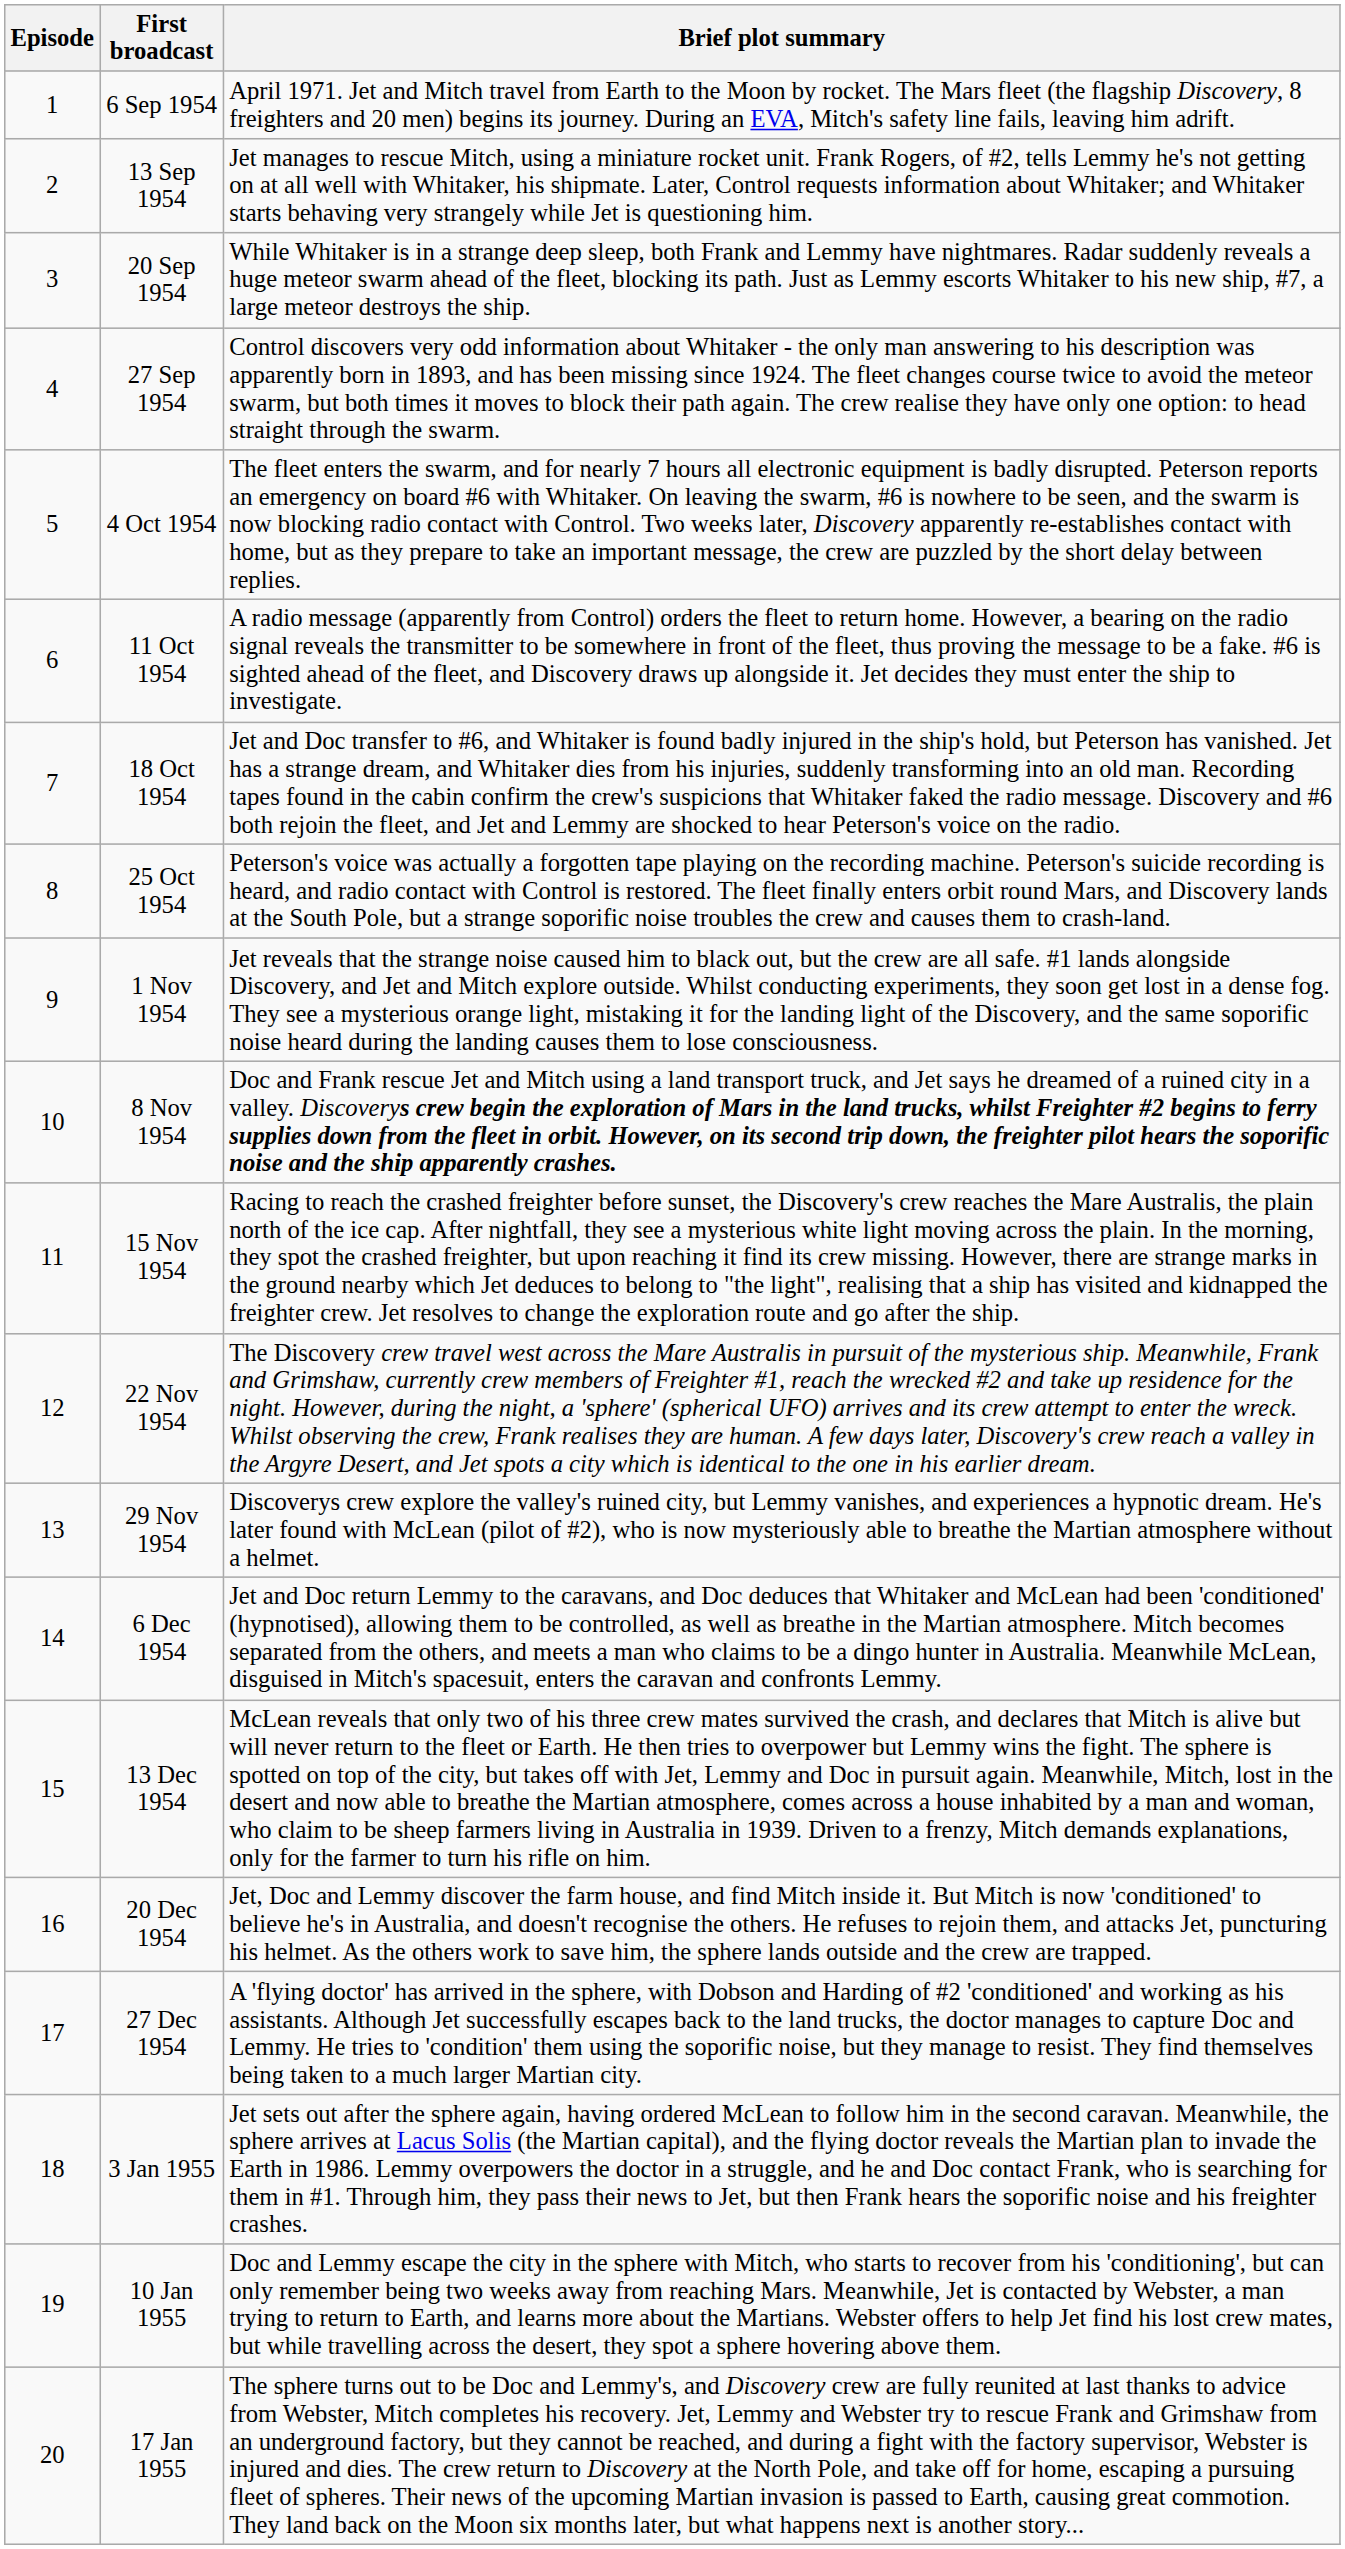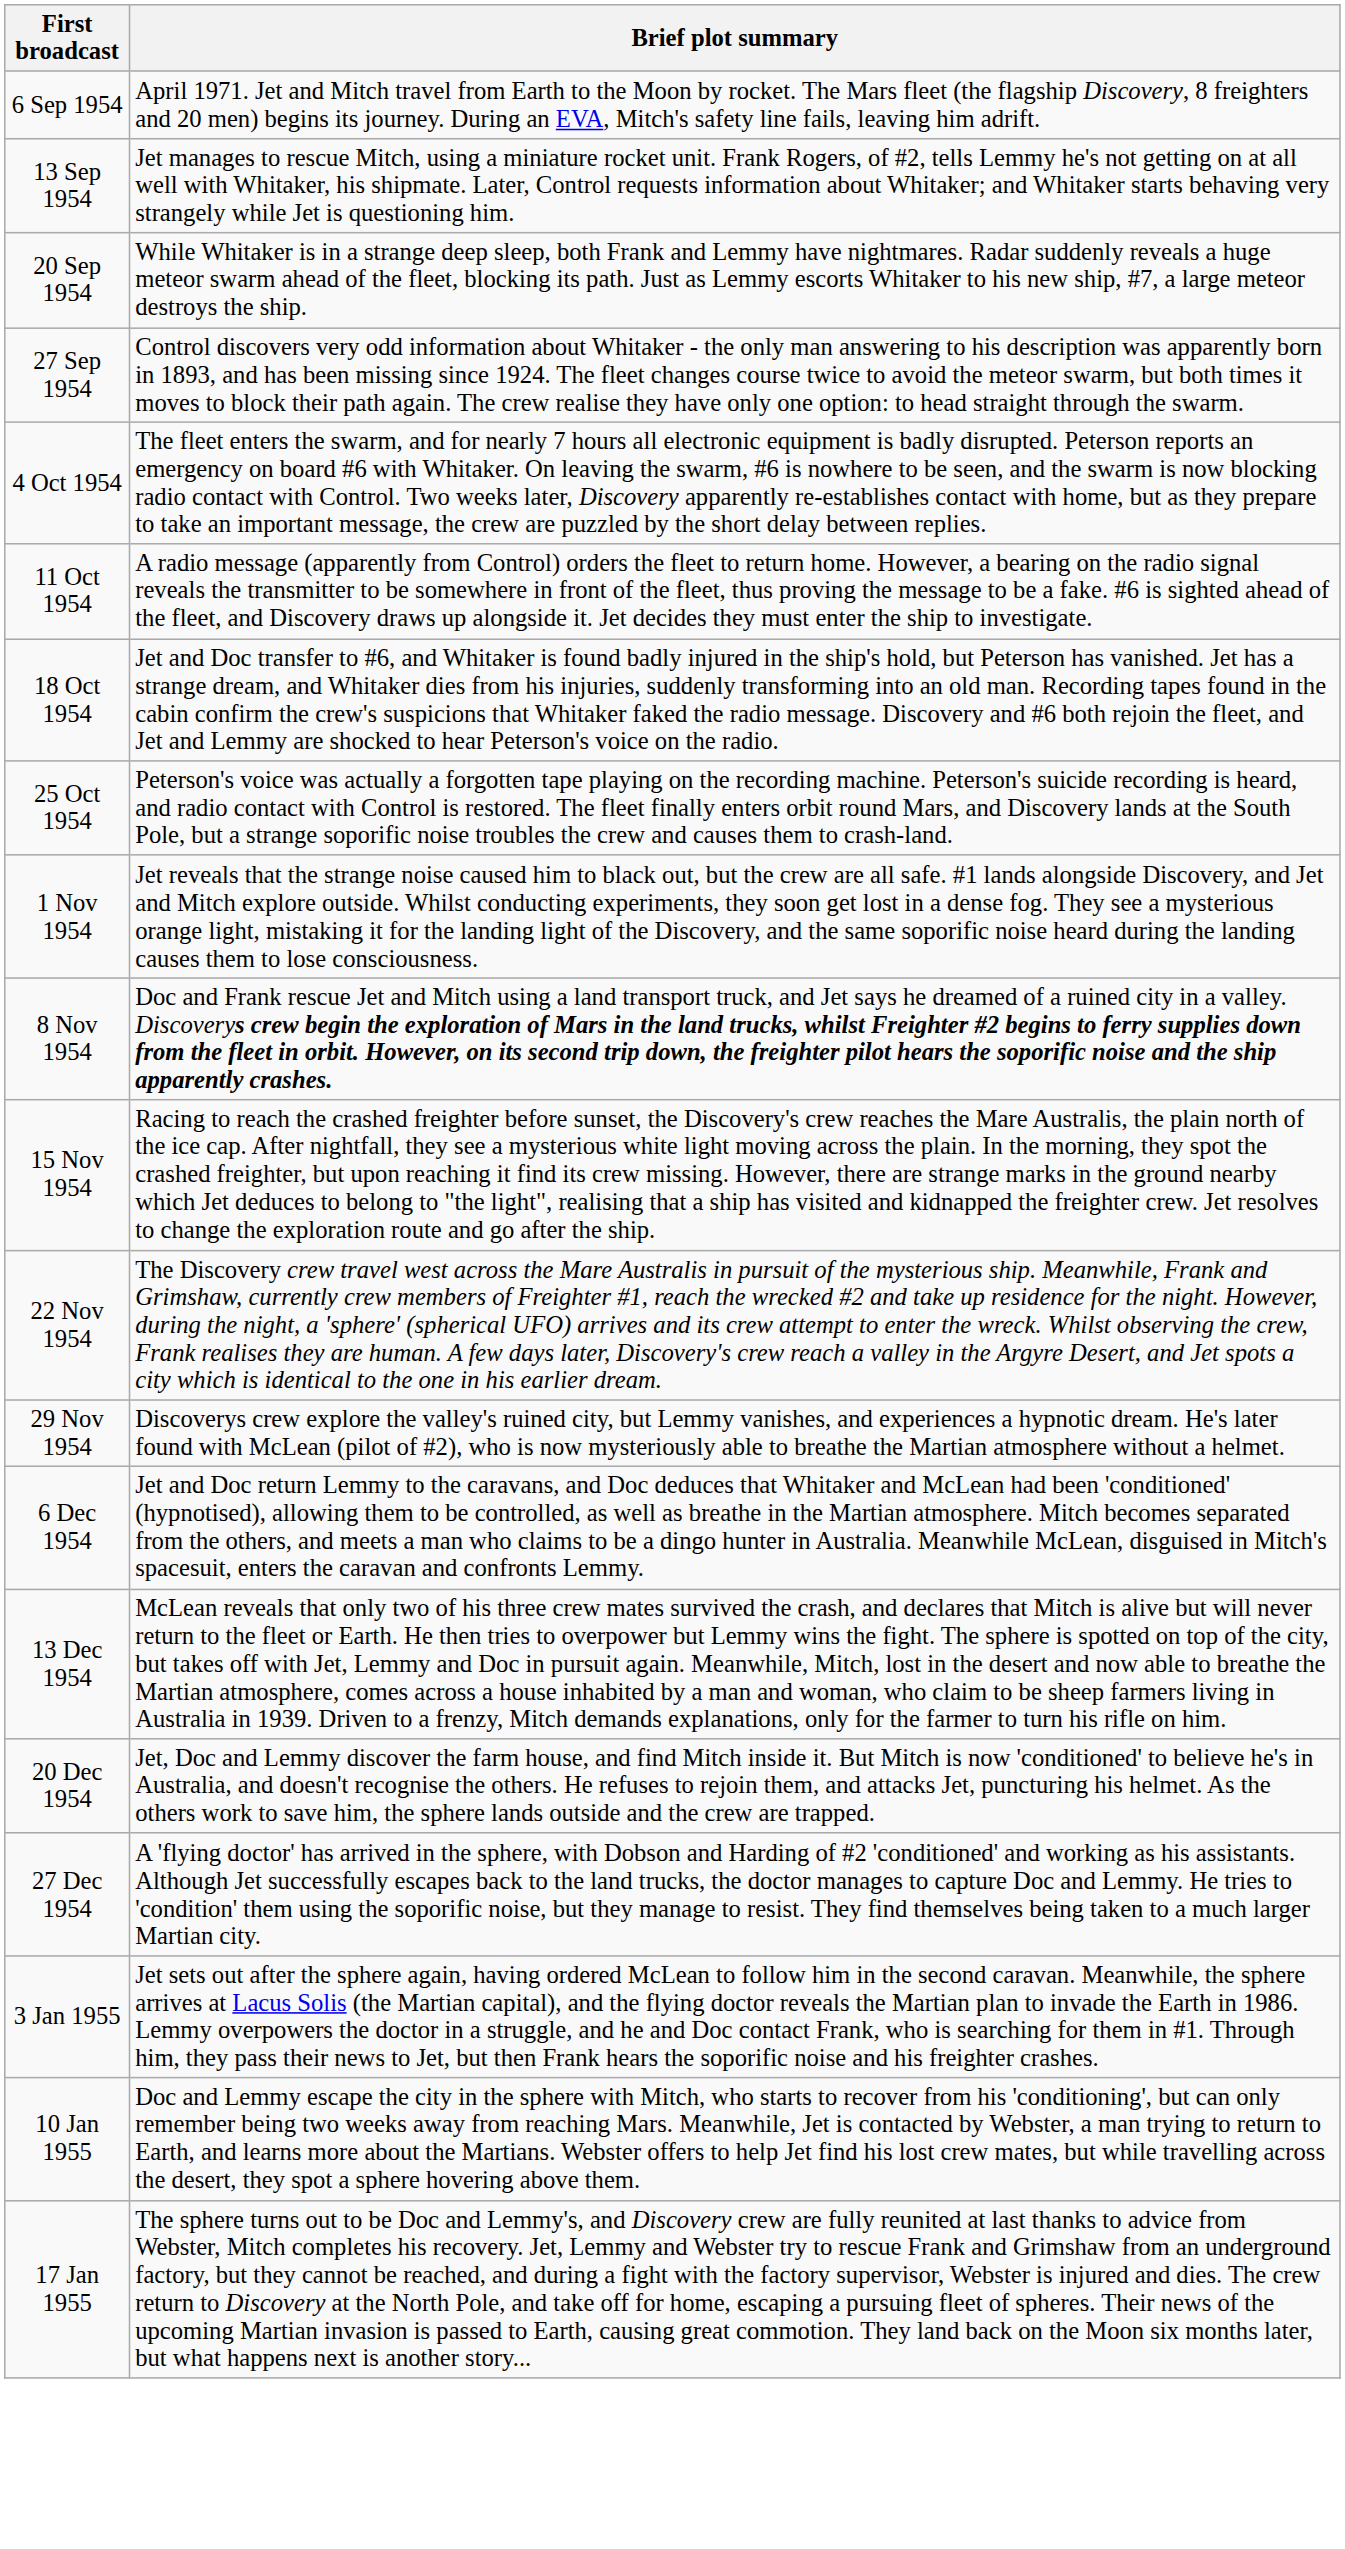- column: (52, 37)
